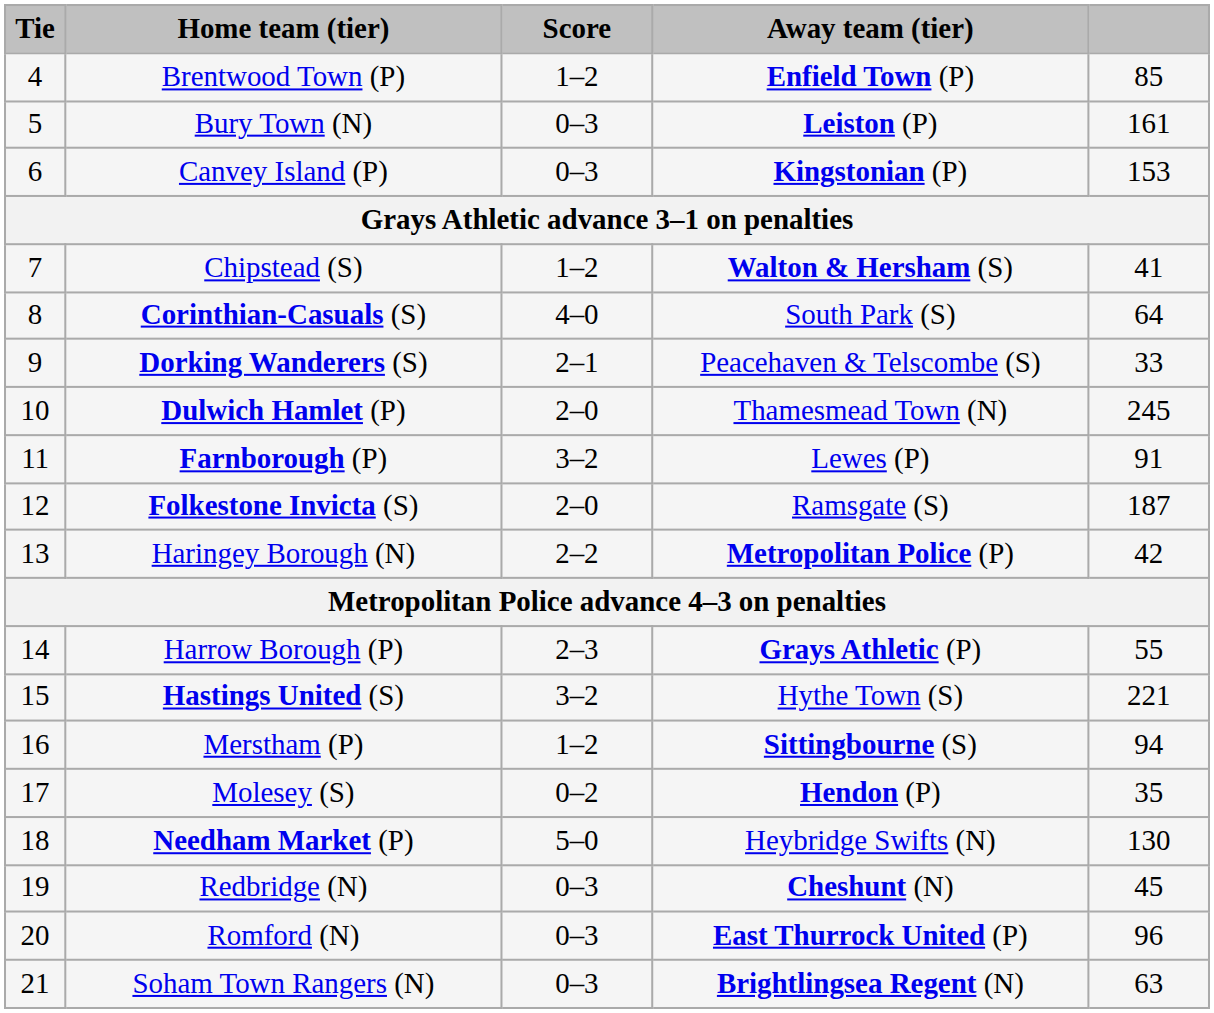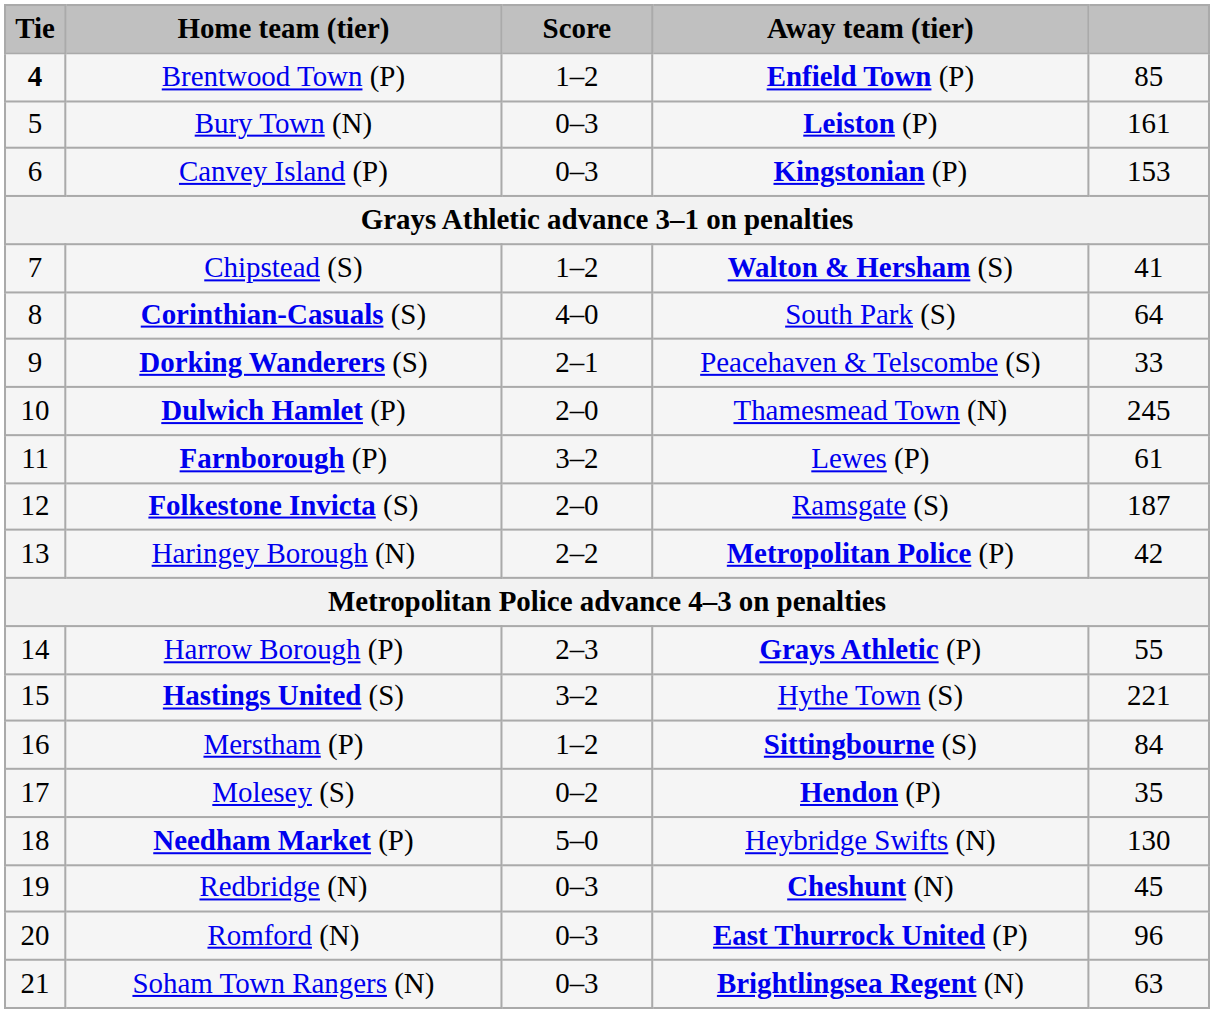(35, 76) normal -> (35, 76) bold
(1149, 458) 91 -> (1149, 458) 61
(1149, 744) 94 -> (1149, 744) 84
